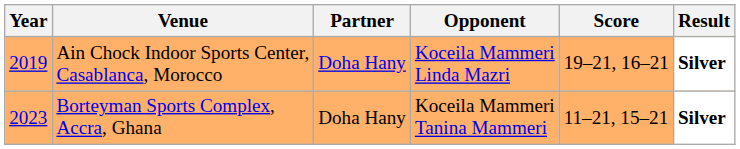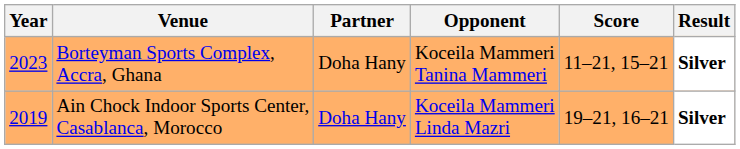rows swapped: (183, 63) <-> (166, 117)
